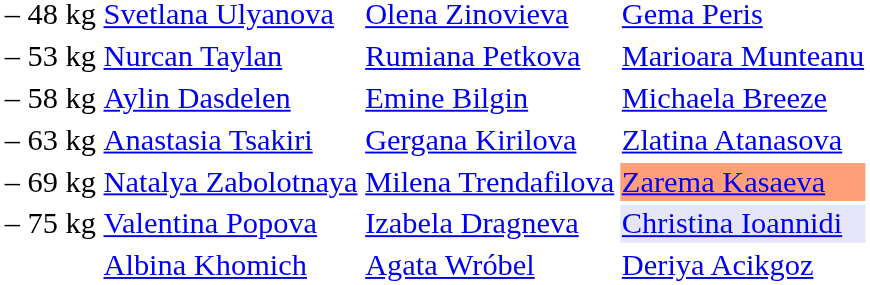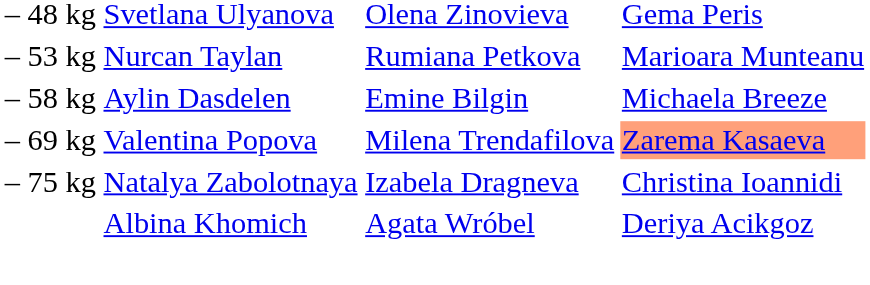- row: (50, 139)
(231, 181) Natalya Zabolotnaya -> (210, 139) Valentina Popova
(210, 223) Valentina Popova -> (231, 181) Natalya Zabolotnaya
(732, 223) lavender background -> (732, 181) no background
